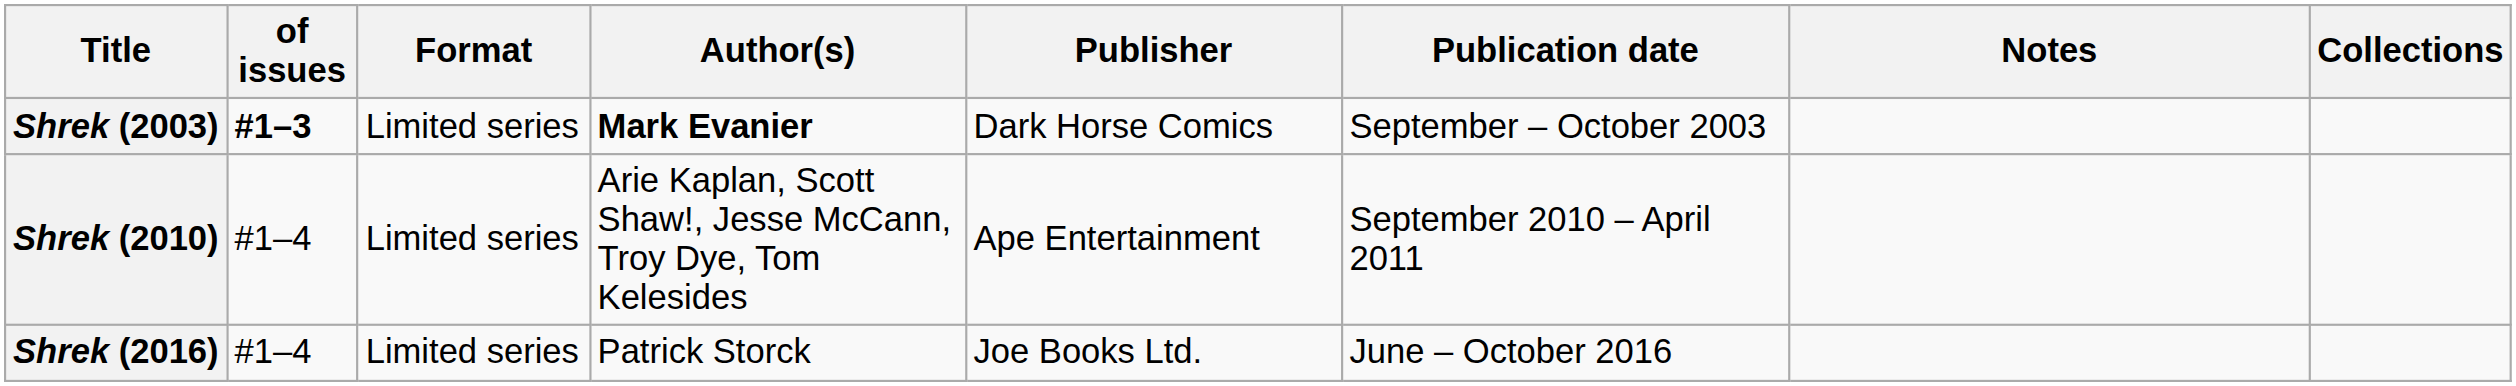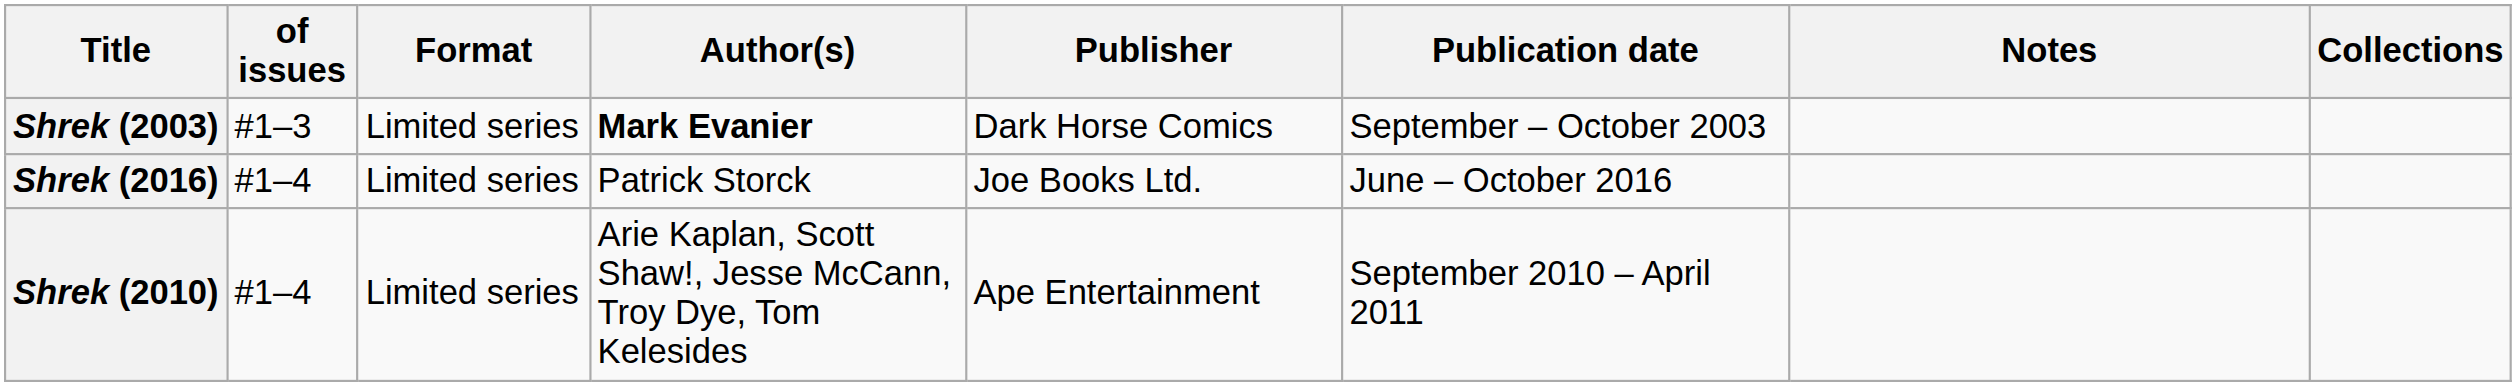(273, 125) bold -> (273, 125) normal
rows swapped: (116, 238) <-> (116, 351)
